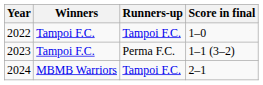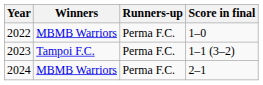(65, 32) Tampoi F.C. -> (77, 32) MBMB Warriors
(152, 32) Tampoi F.C. -> (149, 32) Perma F.C.
(152, 70) Tampoi F.C. -> (149, 70) Perma F.C.
